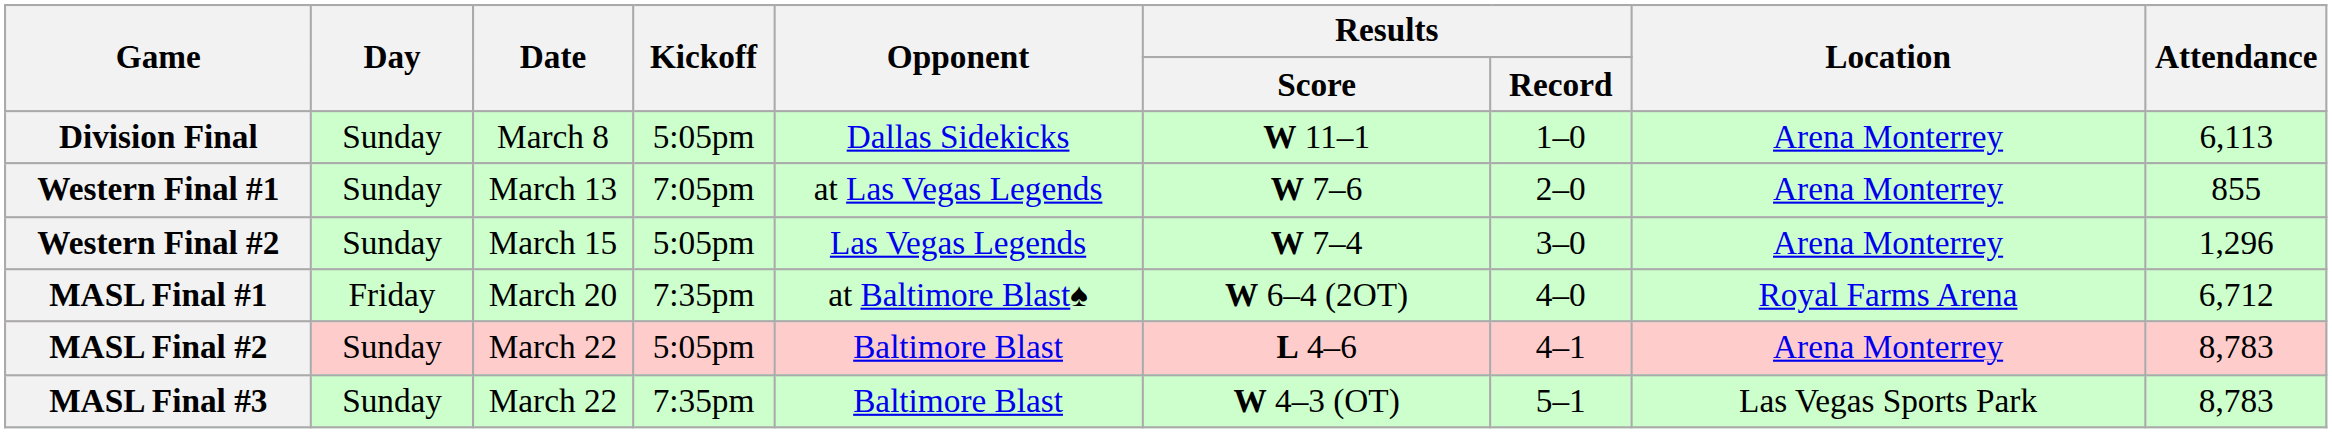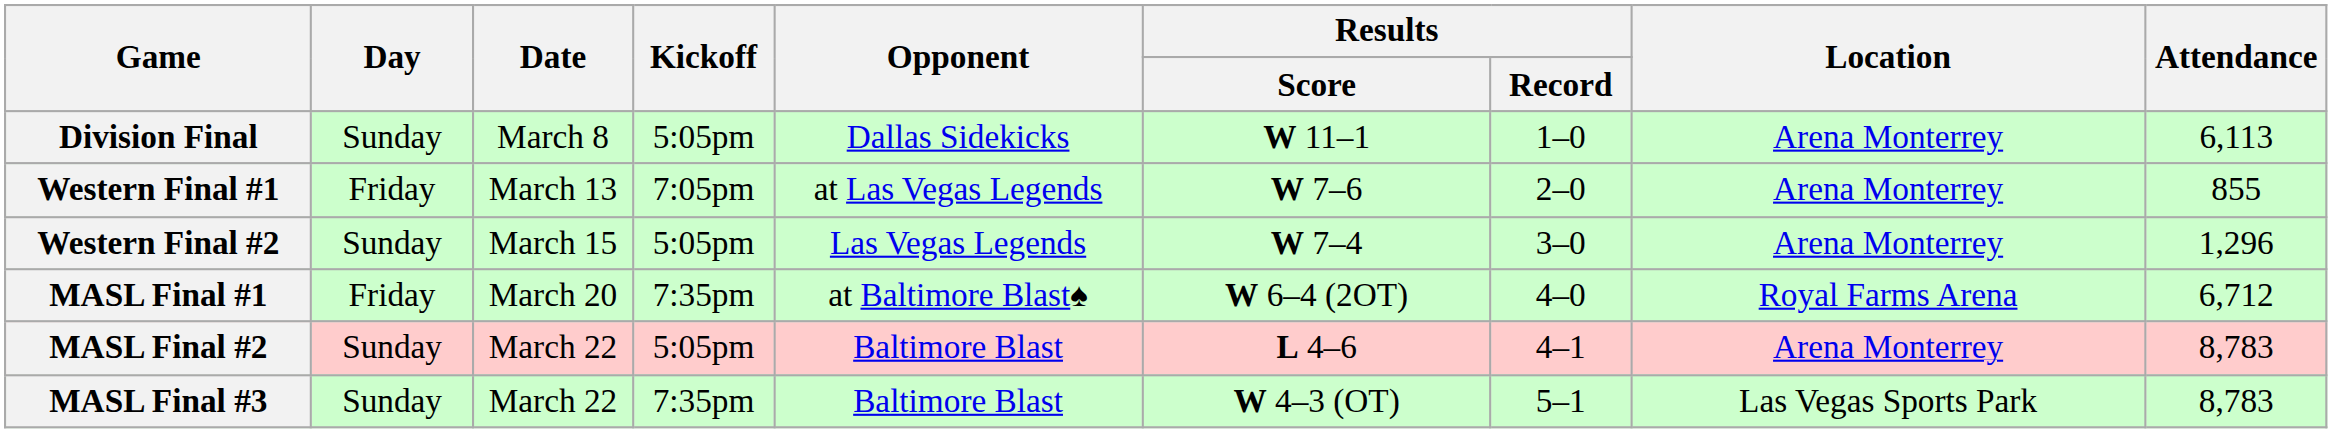(392, 189) Sunday -> (392, 189) Friday
